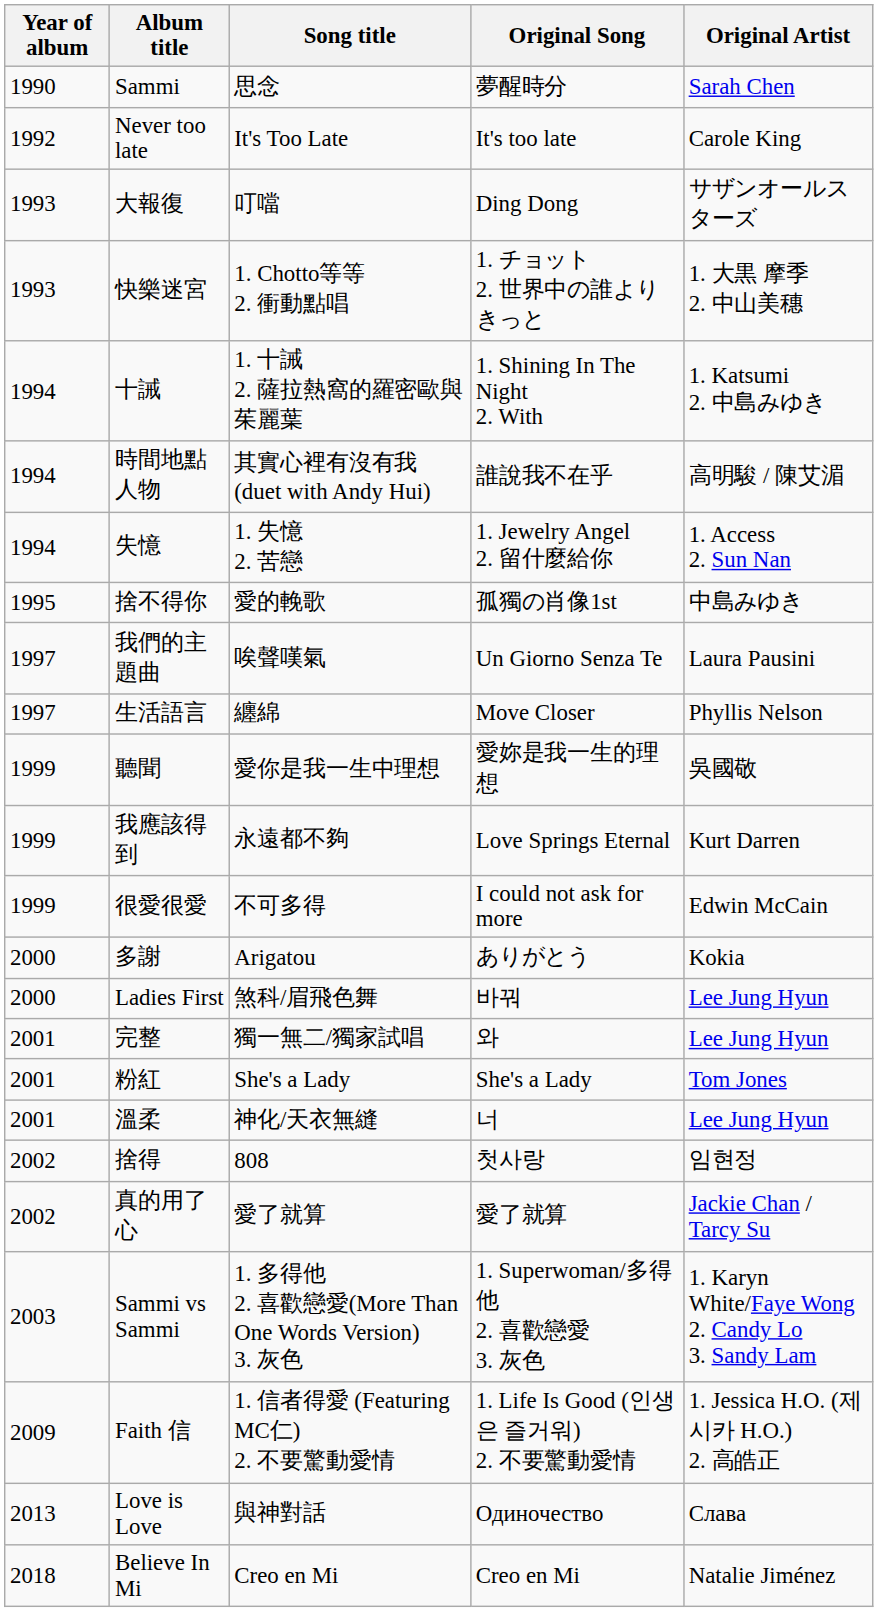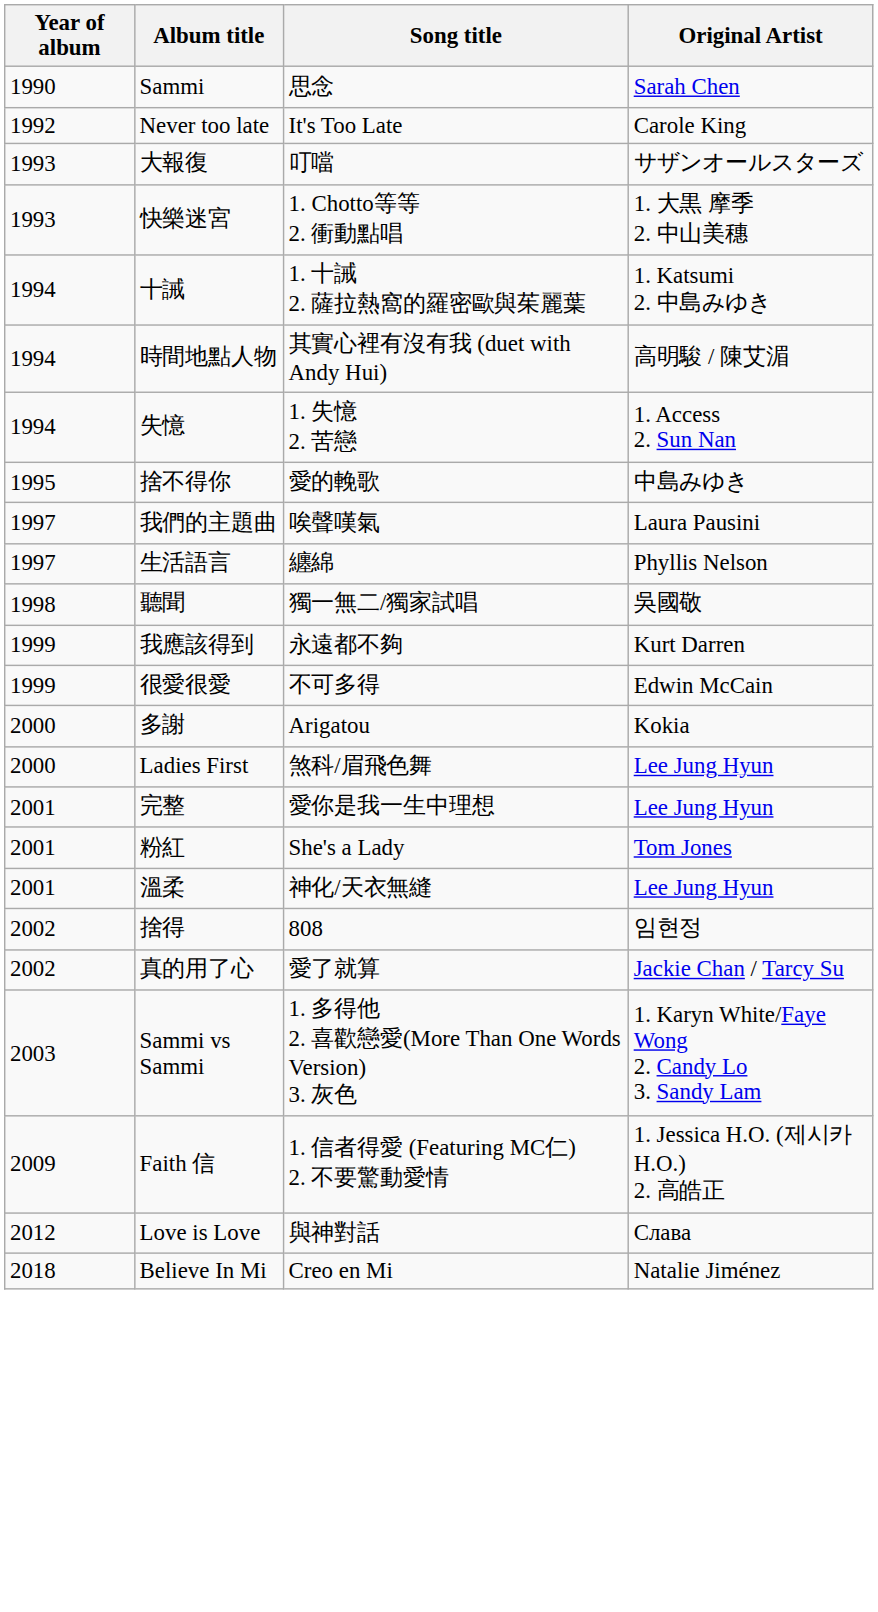- column: (577, 35)
(33, 769) 1999 -> (33, 604) 1998
(337, 768) 愛你是我一生中理想 -> (383, 603) 獨一無二/獨家試唱
(329, 1037) 獨一無二/獨家試唱 -> (392, 806) 愛你是我一生中理想
(33, 1513) 2013 -> (33, 1232) 2012
